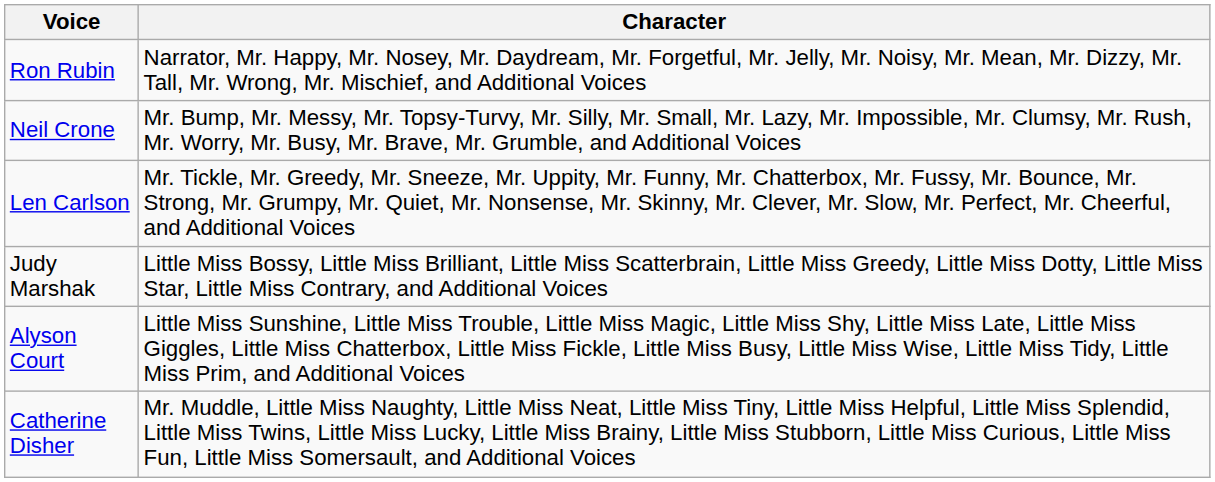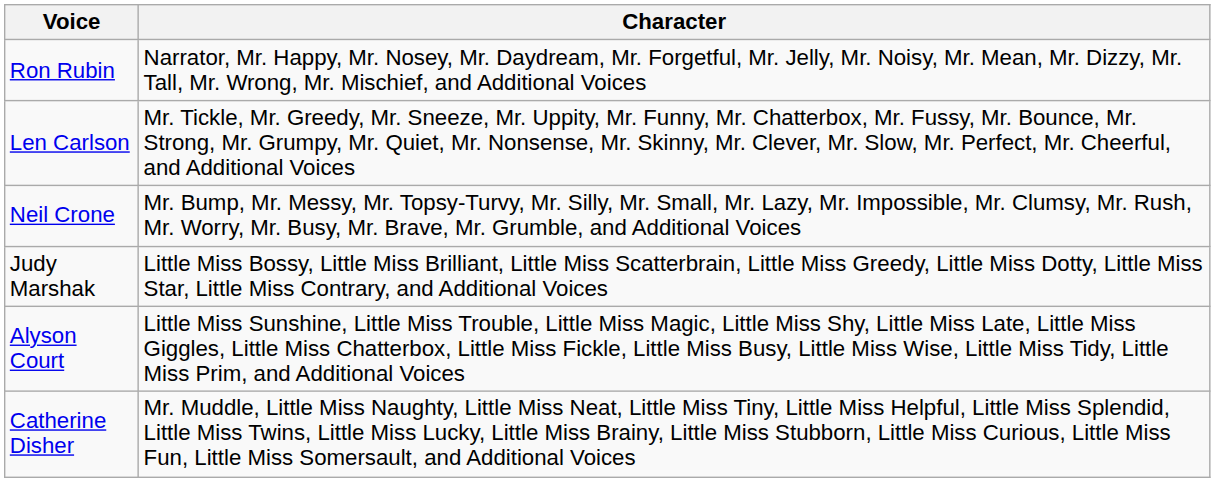rows swapped: (70, 203) <-> (62, 130)
